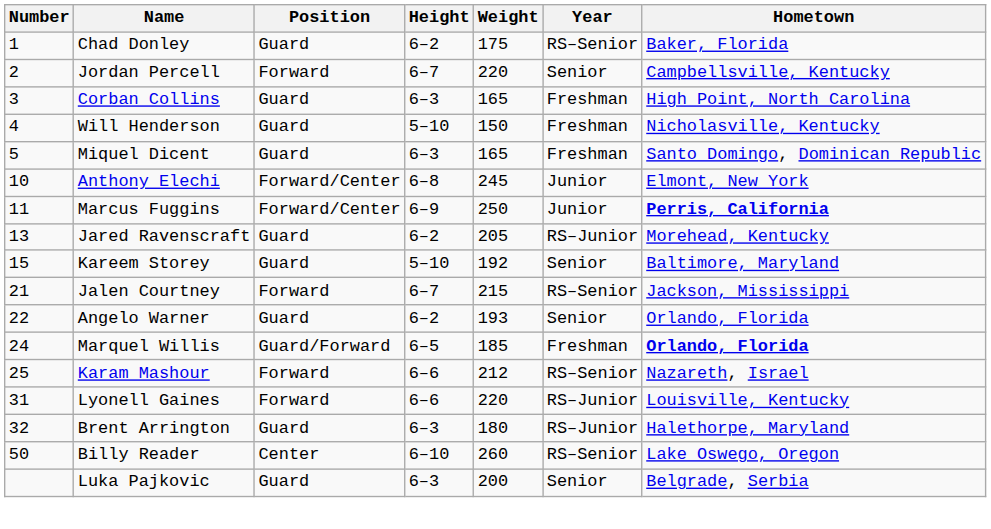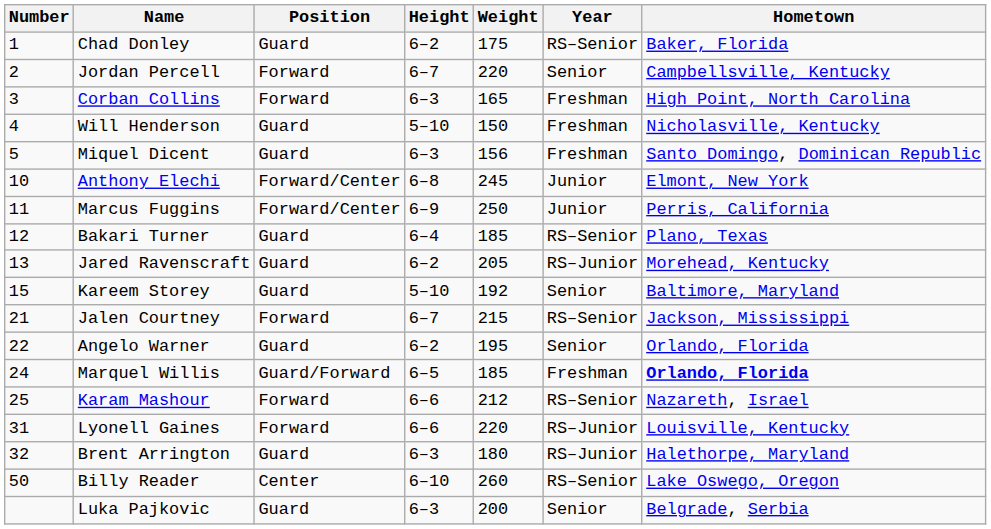(284, 101) Guard -> (294, 101) Forward
(493, 155) 165 -> (493, 155) 156
(738, 210) bold -> (738, 210) normal
+ row: (144, 237)
(493, 319) 193 -> (493, 346) 195
